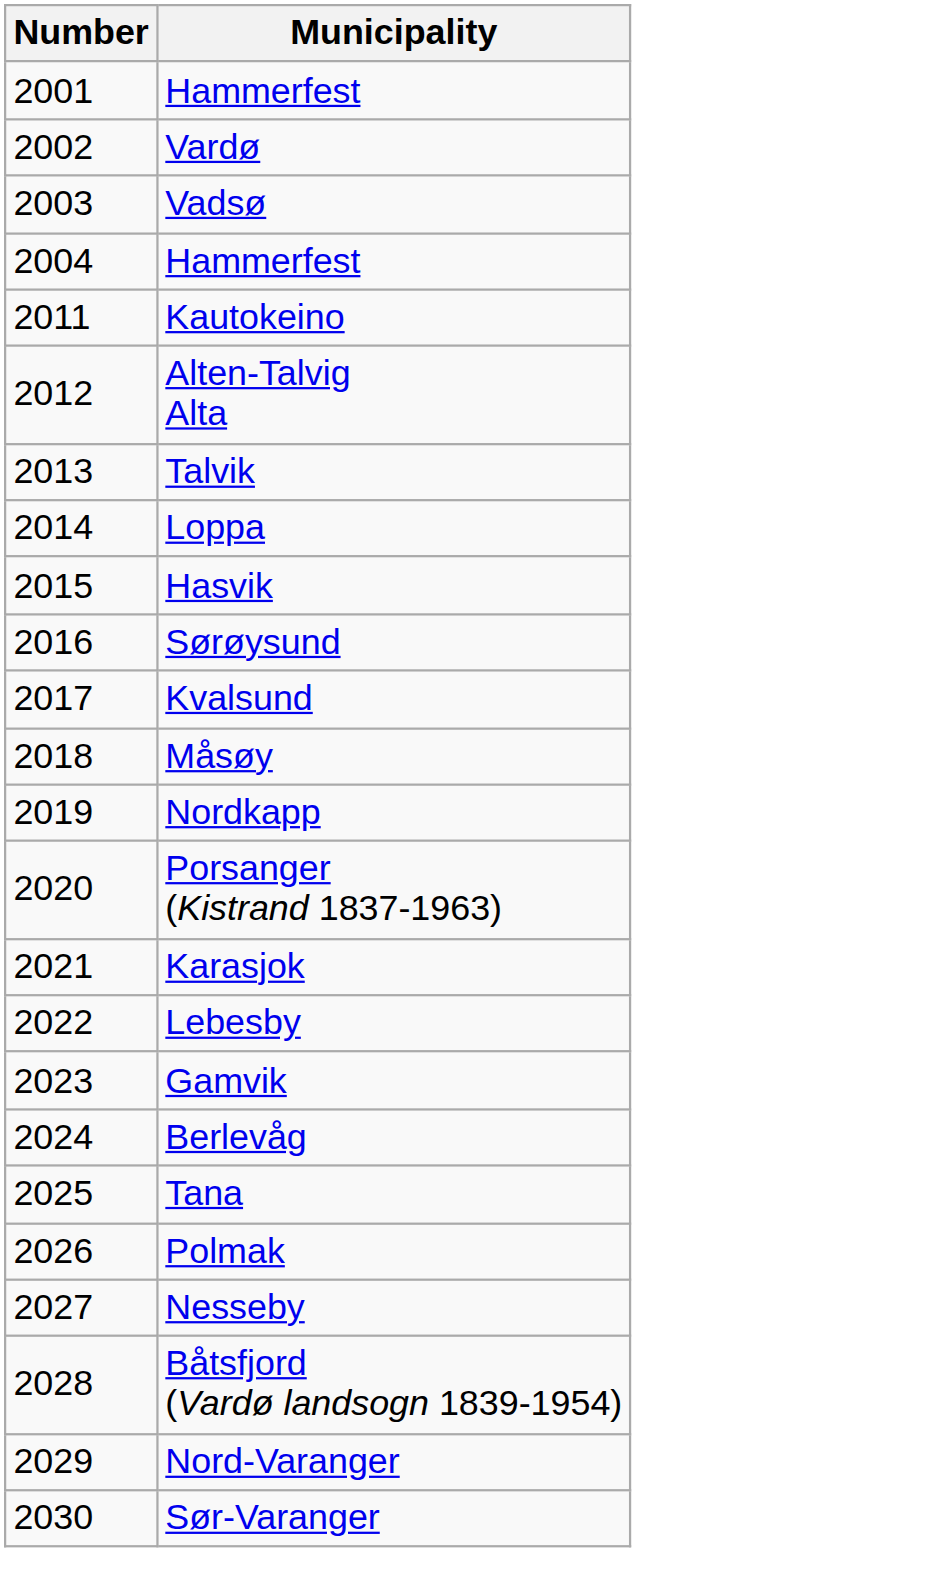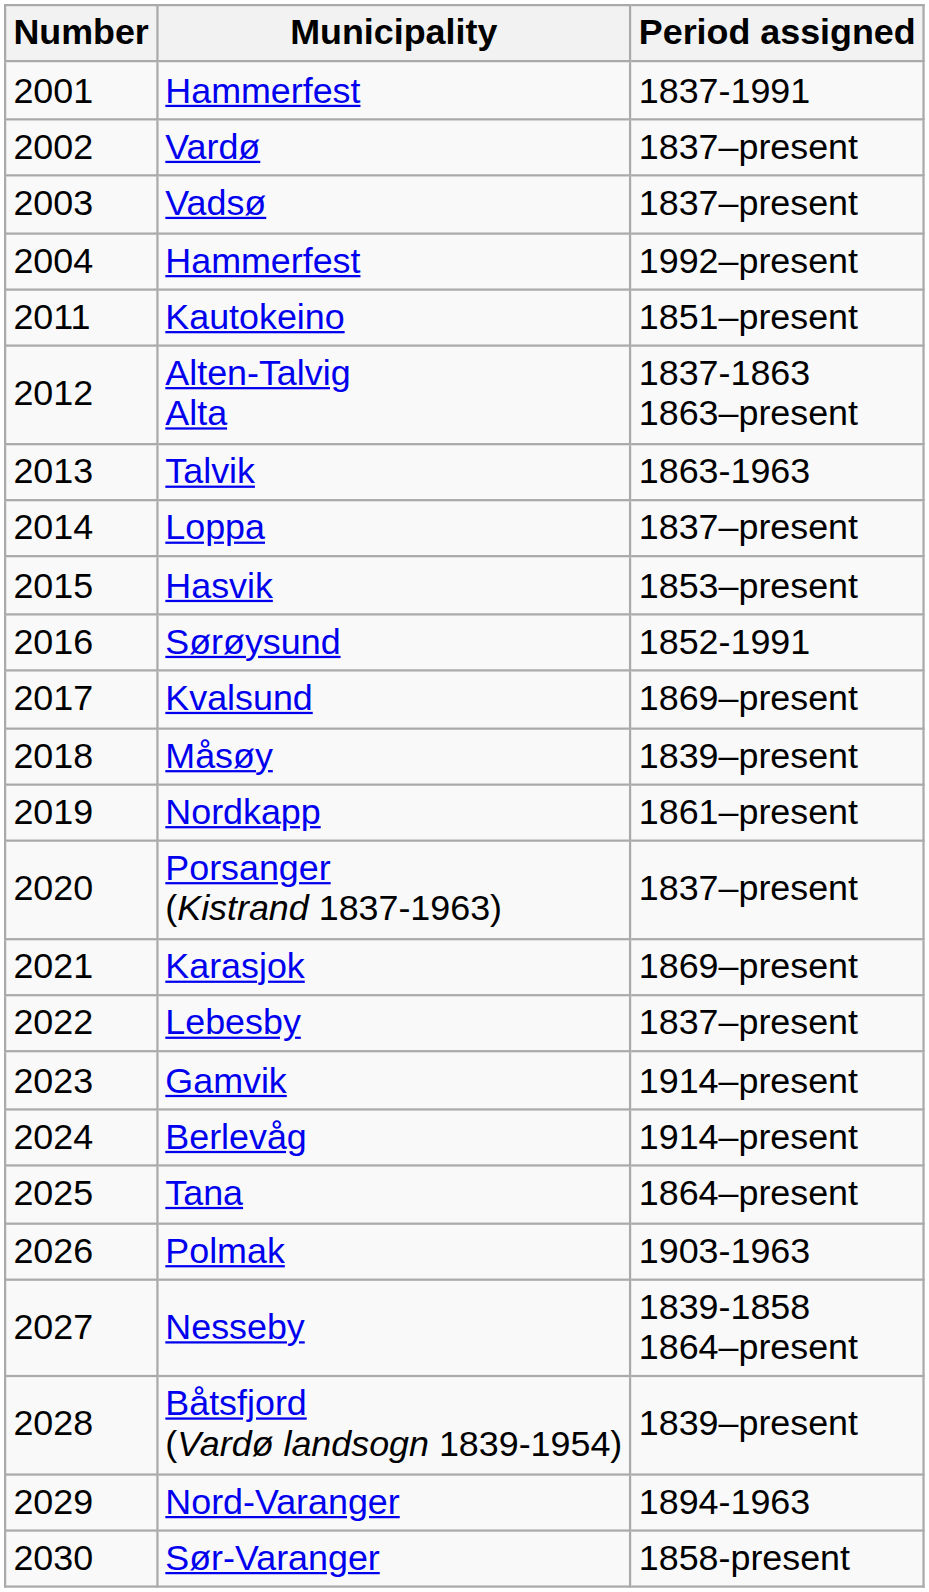+ column: (777, 32)
